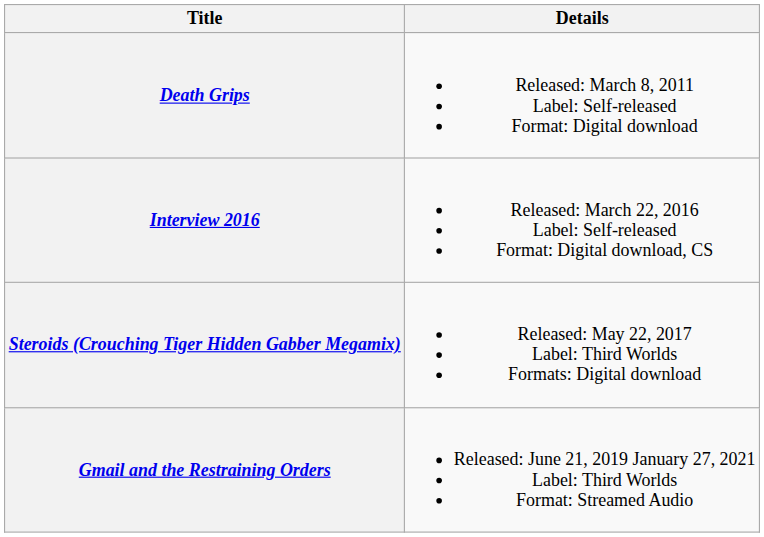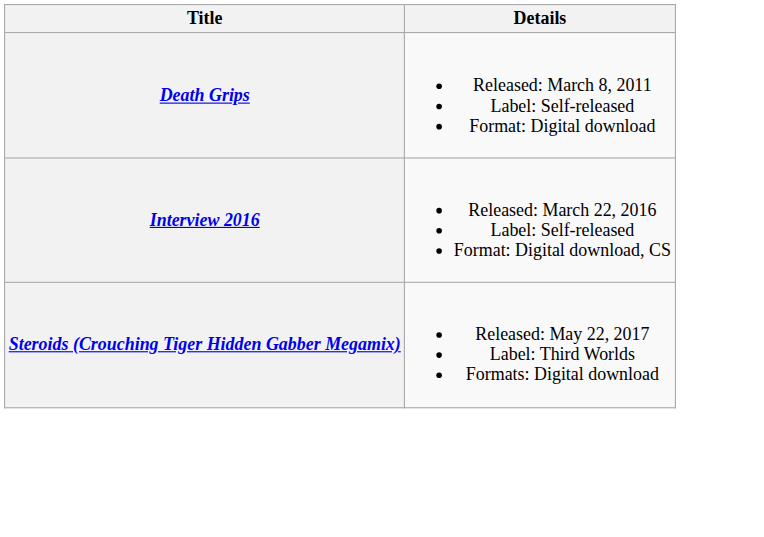- row: (205, 469)
